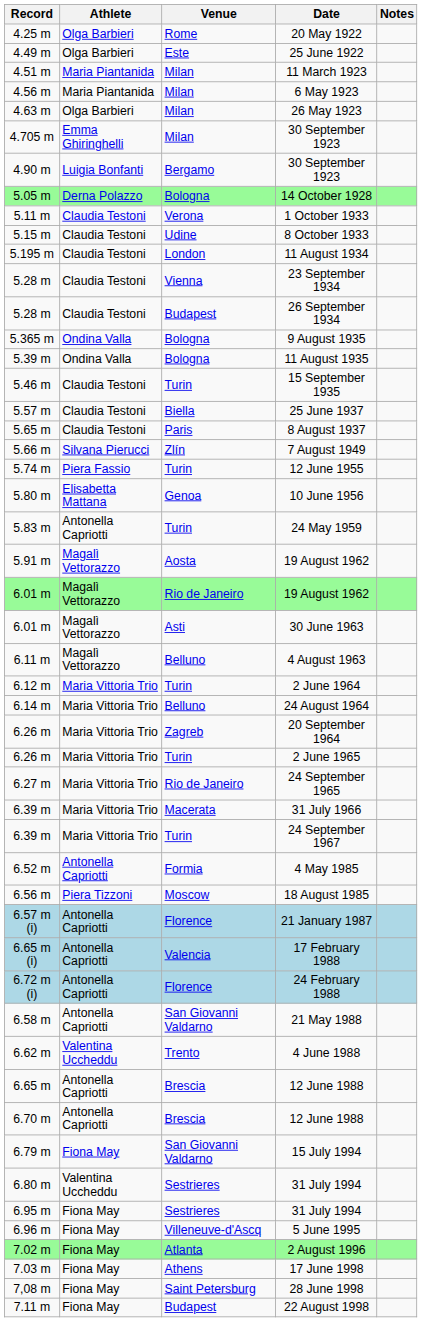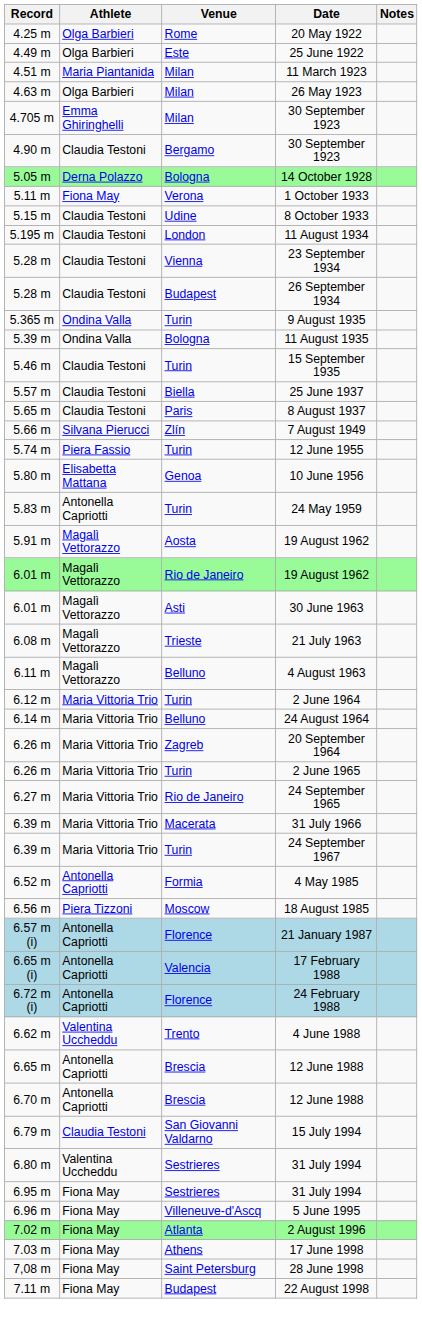- row: (32, 92)
(103, 170) Luigia Bonfanti -> (104, 151) Claudia Testoni
(104, 216) Claudia Testoni -> (91, 196) Fiona May
(187, 340) Bologna -> (178, 320) Turin
+ row: (32, 641)
- row: (32, 1020)
(91, 1152) Fiona May -> (104, 1133) Claudia Testoni
